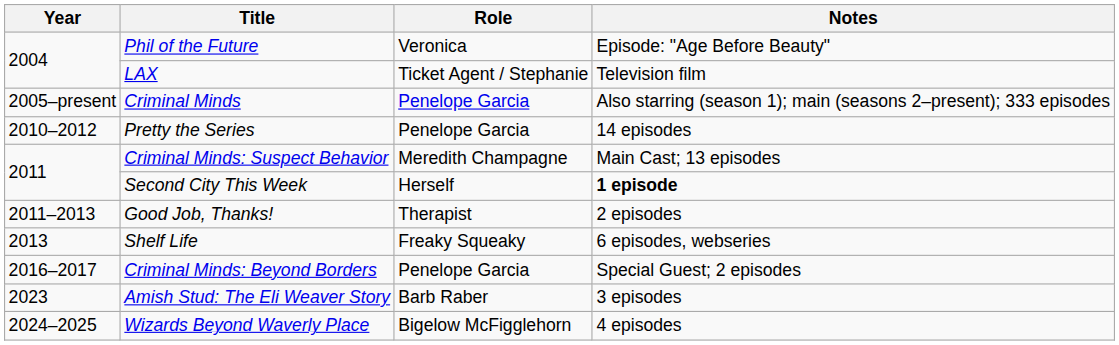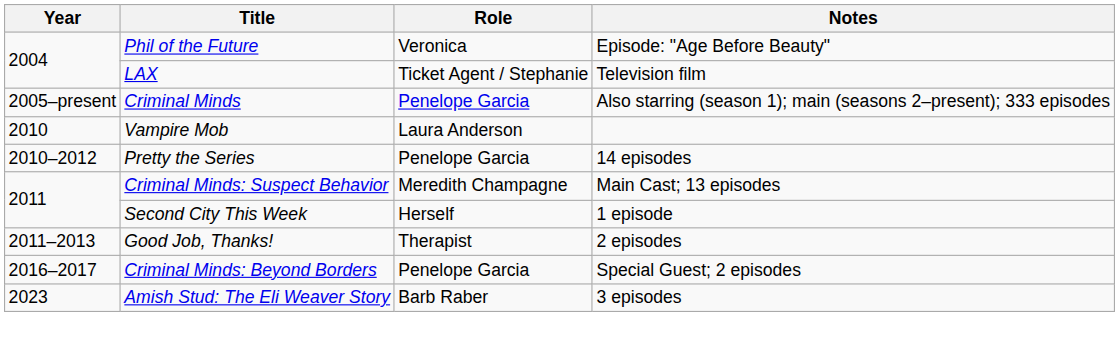+ row: (176, 130)
(637, 185) bold -> (635, 213) normal
- row: (161, 241)
- row: (247, 325)
